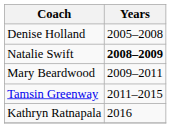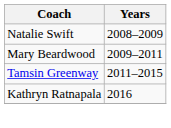- row: (46, 34)
(135, 53) bold -> (135, 34) normal
